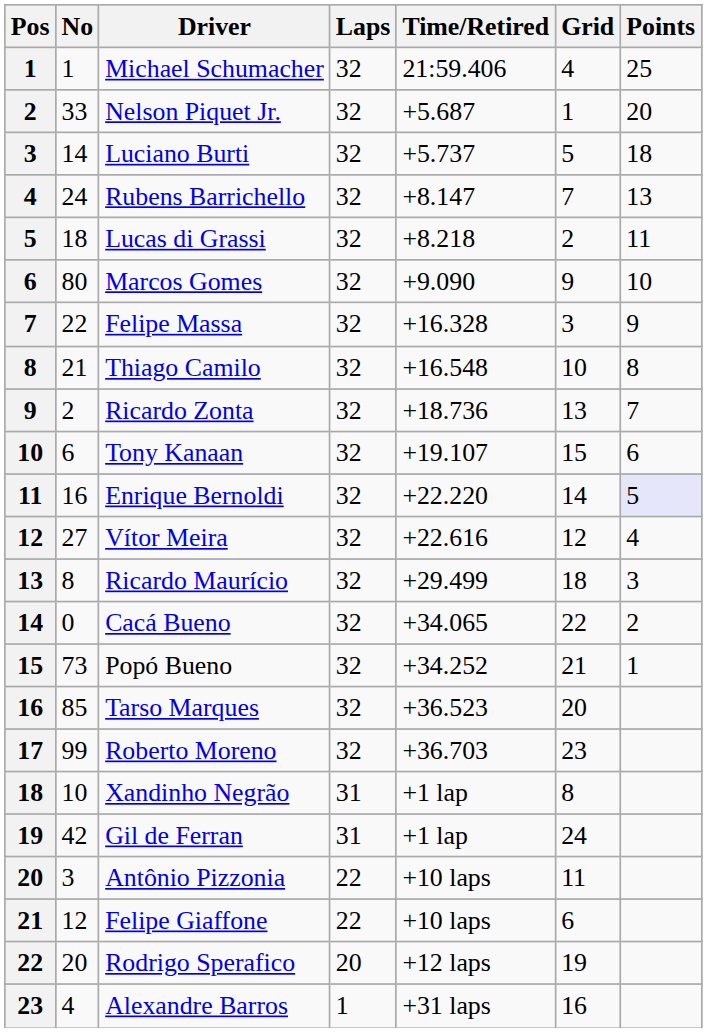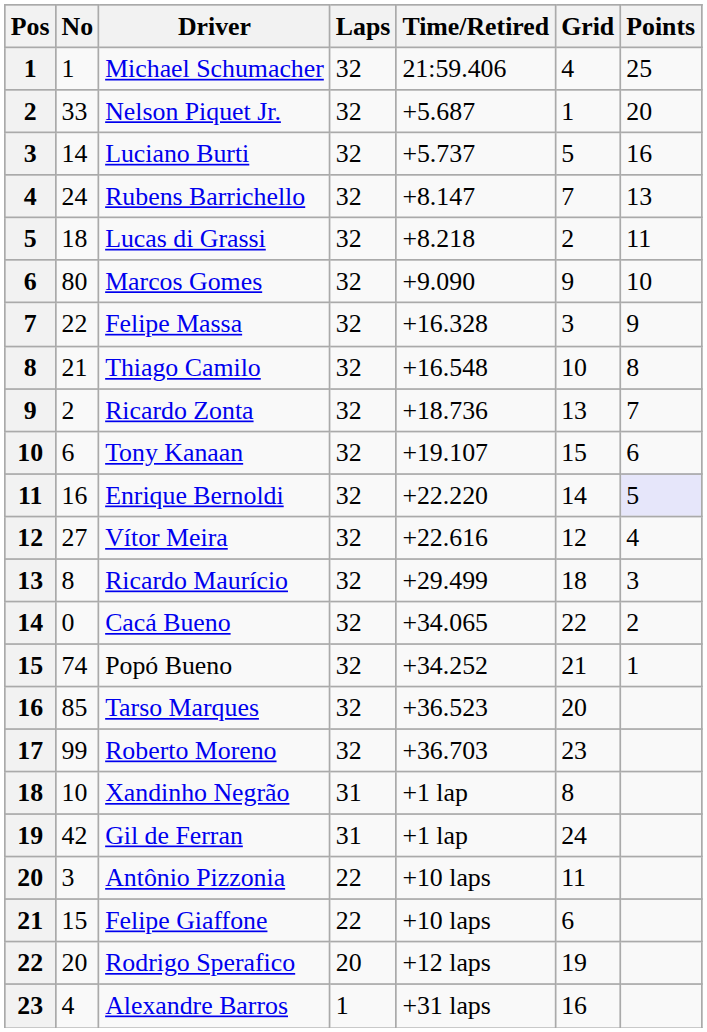(639, 153) 18 -> (639, 153) 16
(74, 665) 73 -> (74, 665) 74
(74, 920) 12 -> (74, 920) 15
